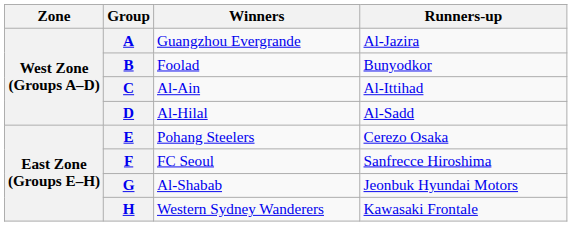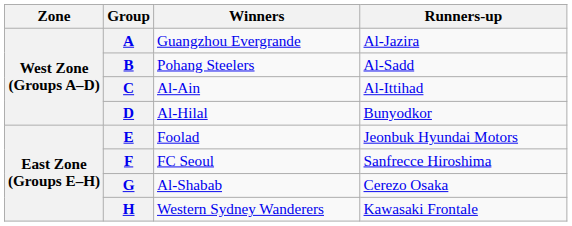(178, 64) Foolad -> (206, 64) Pohang Steelers
(398, 64) Bunyodkor -> (389, 64) Al-Sadd
(389, 112) Al-Sadd -> (398, 112) Bunyodkor
(206, 137) Pohang Steelers -> (178, 137) Foolad
(406, 137) Cerezo Osaka -> (441, 137) Jeonbuk Hyundai Motors
(441, 185) Jeonbuk Hyundai Motors -> (406, 185) Cerezo Osaka
